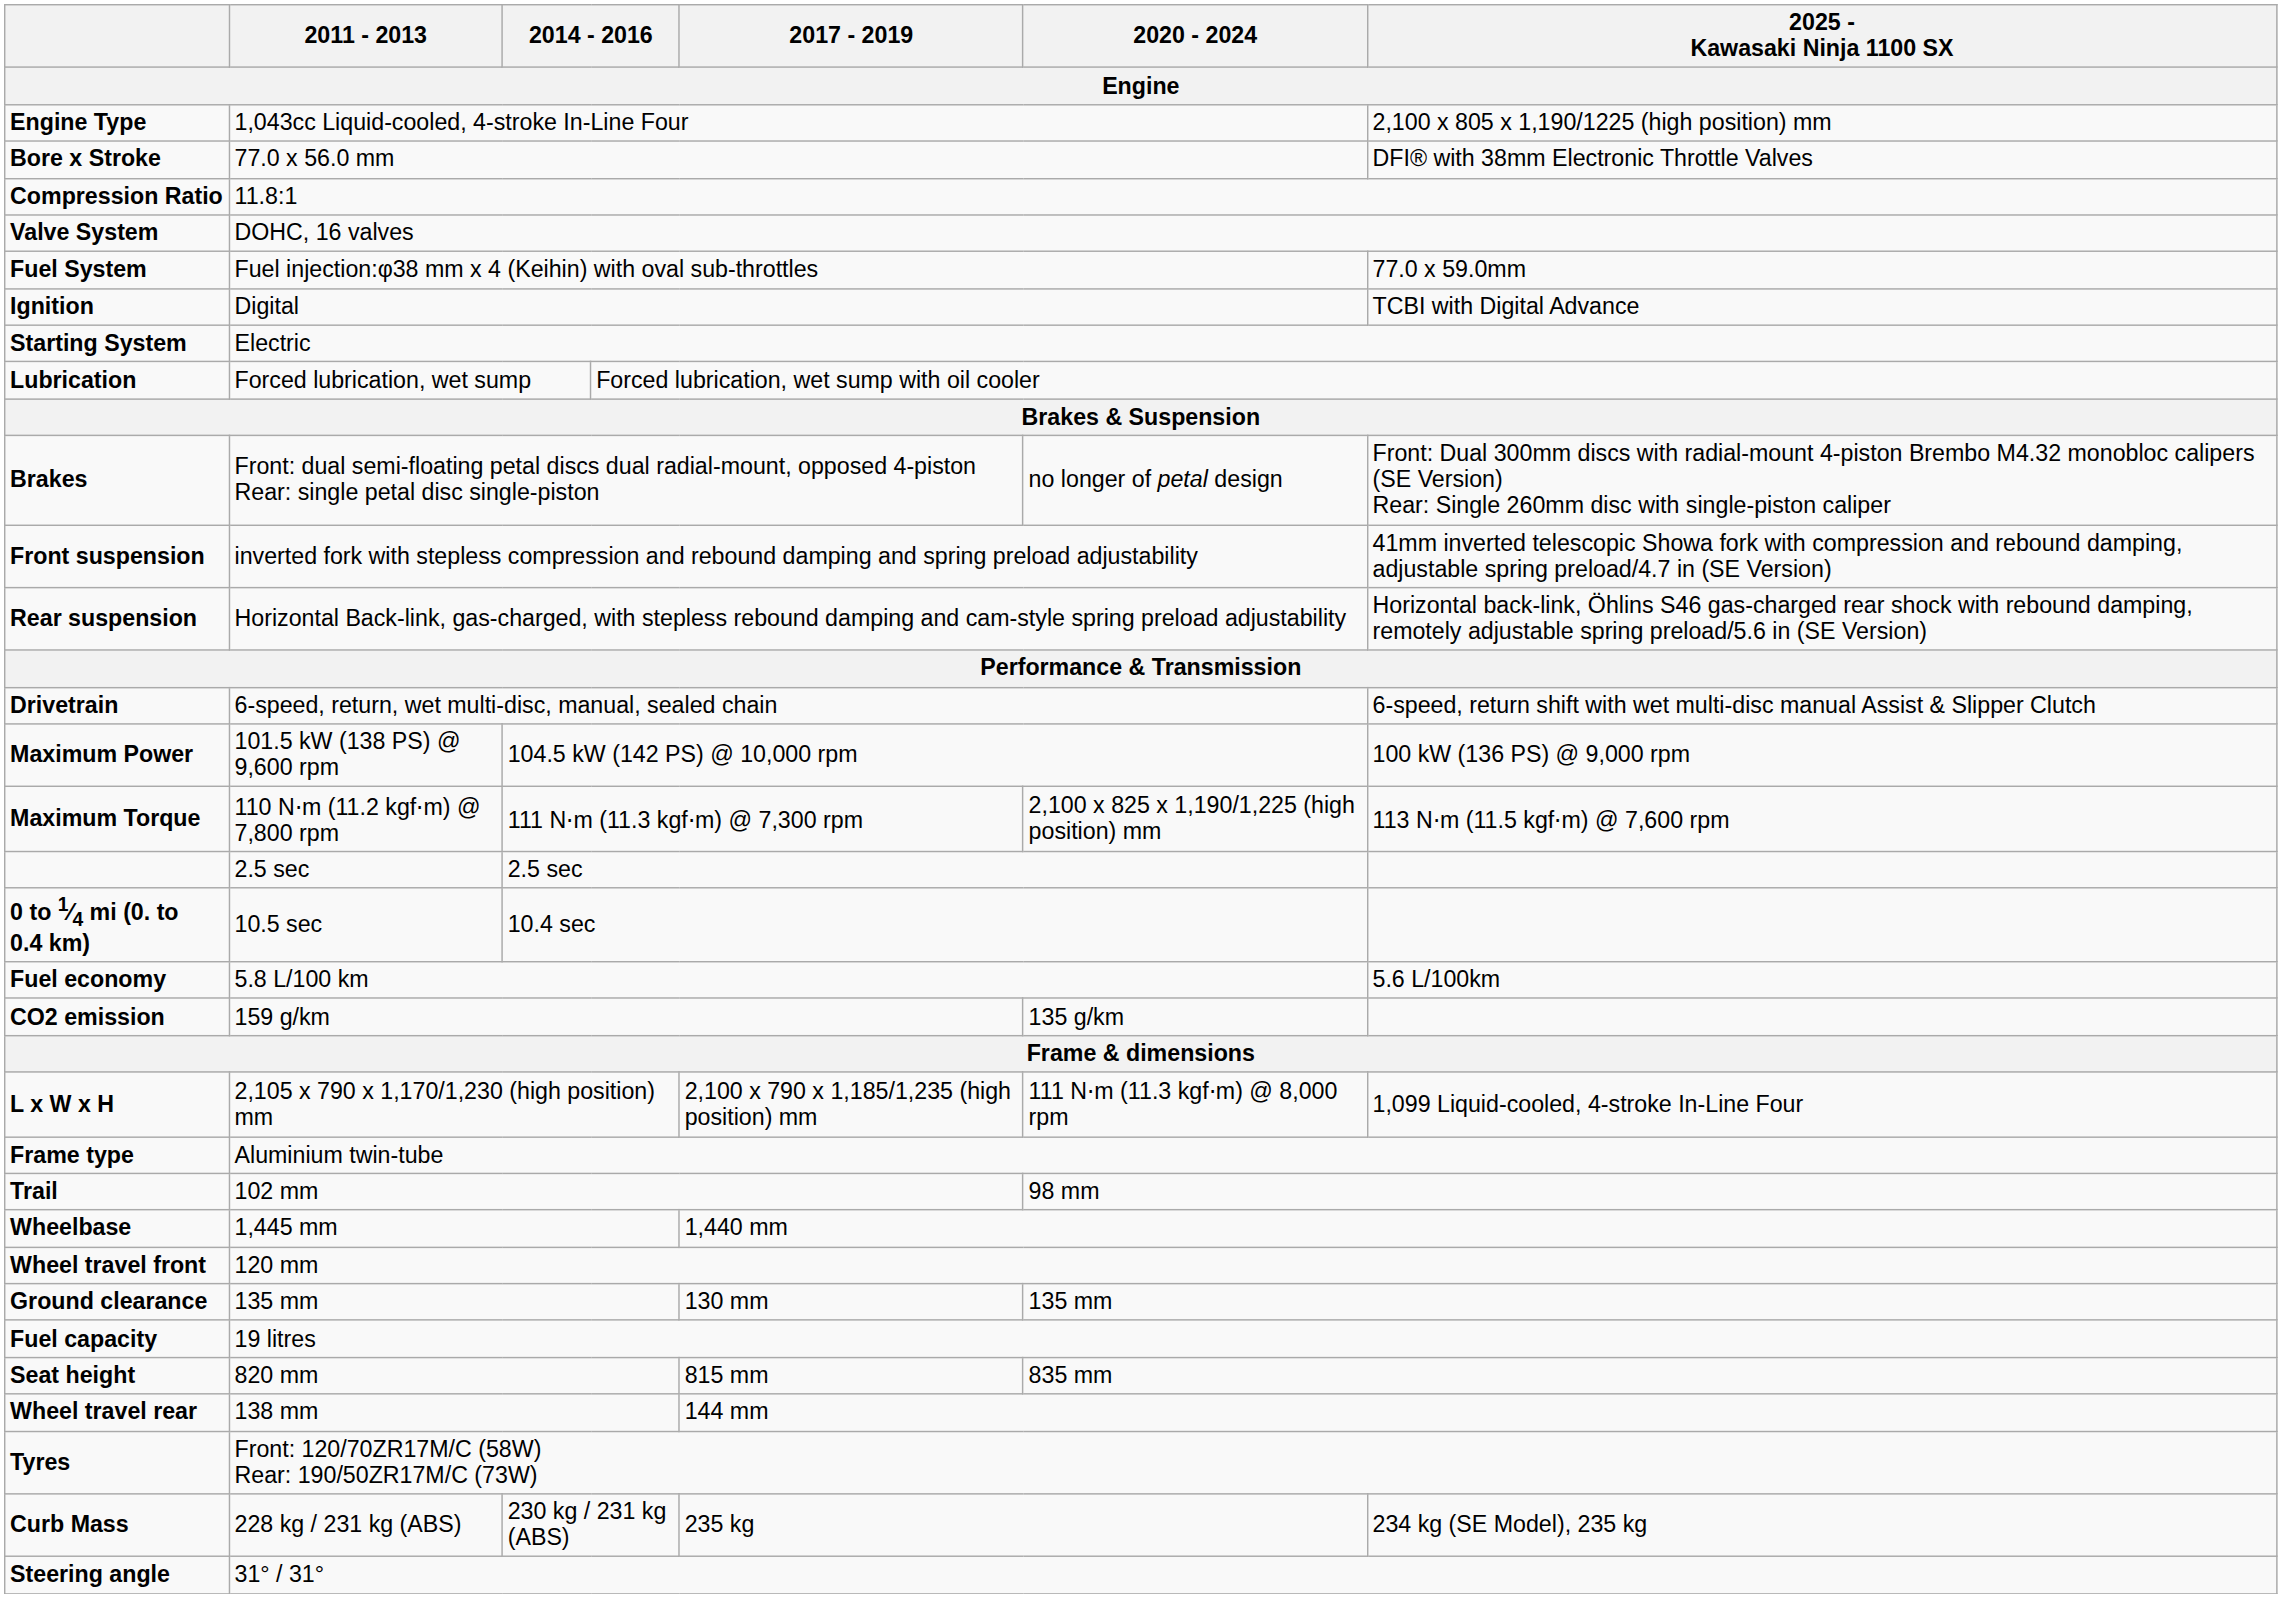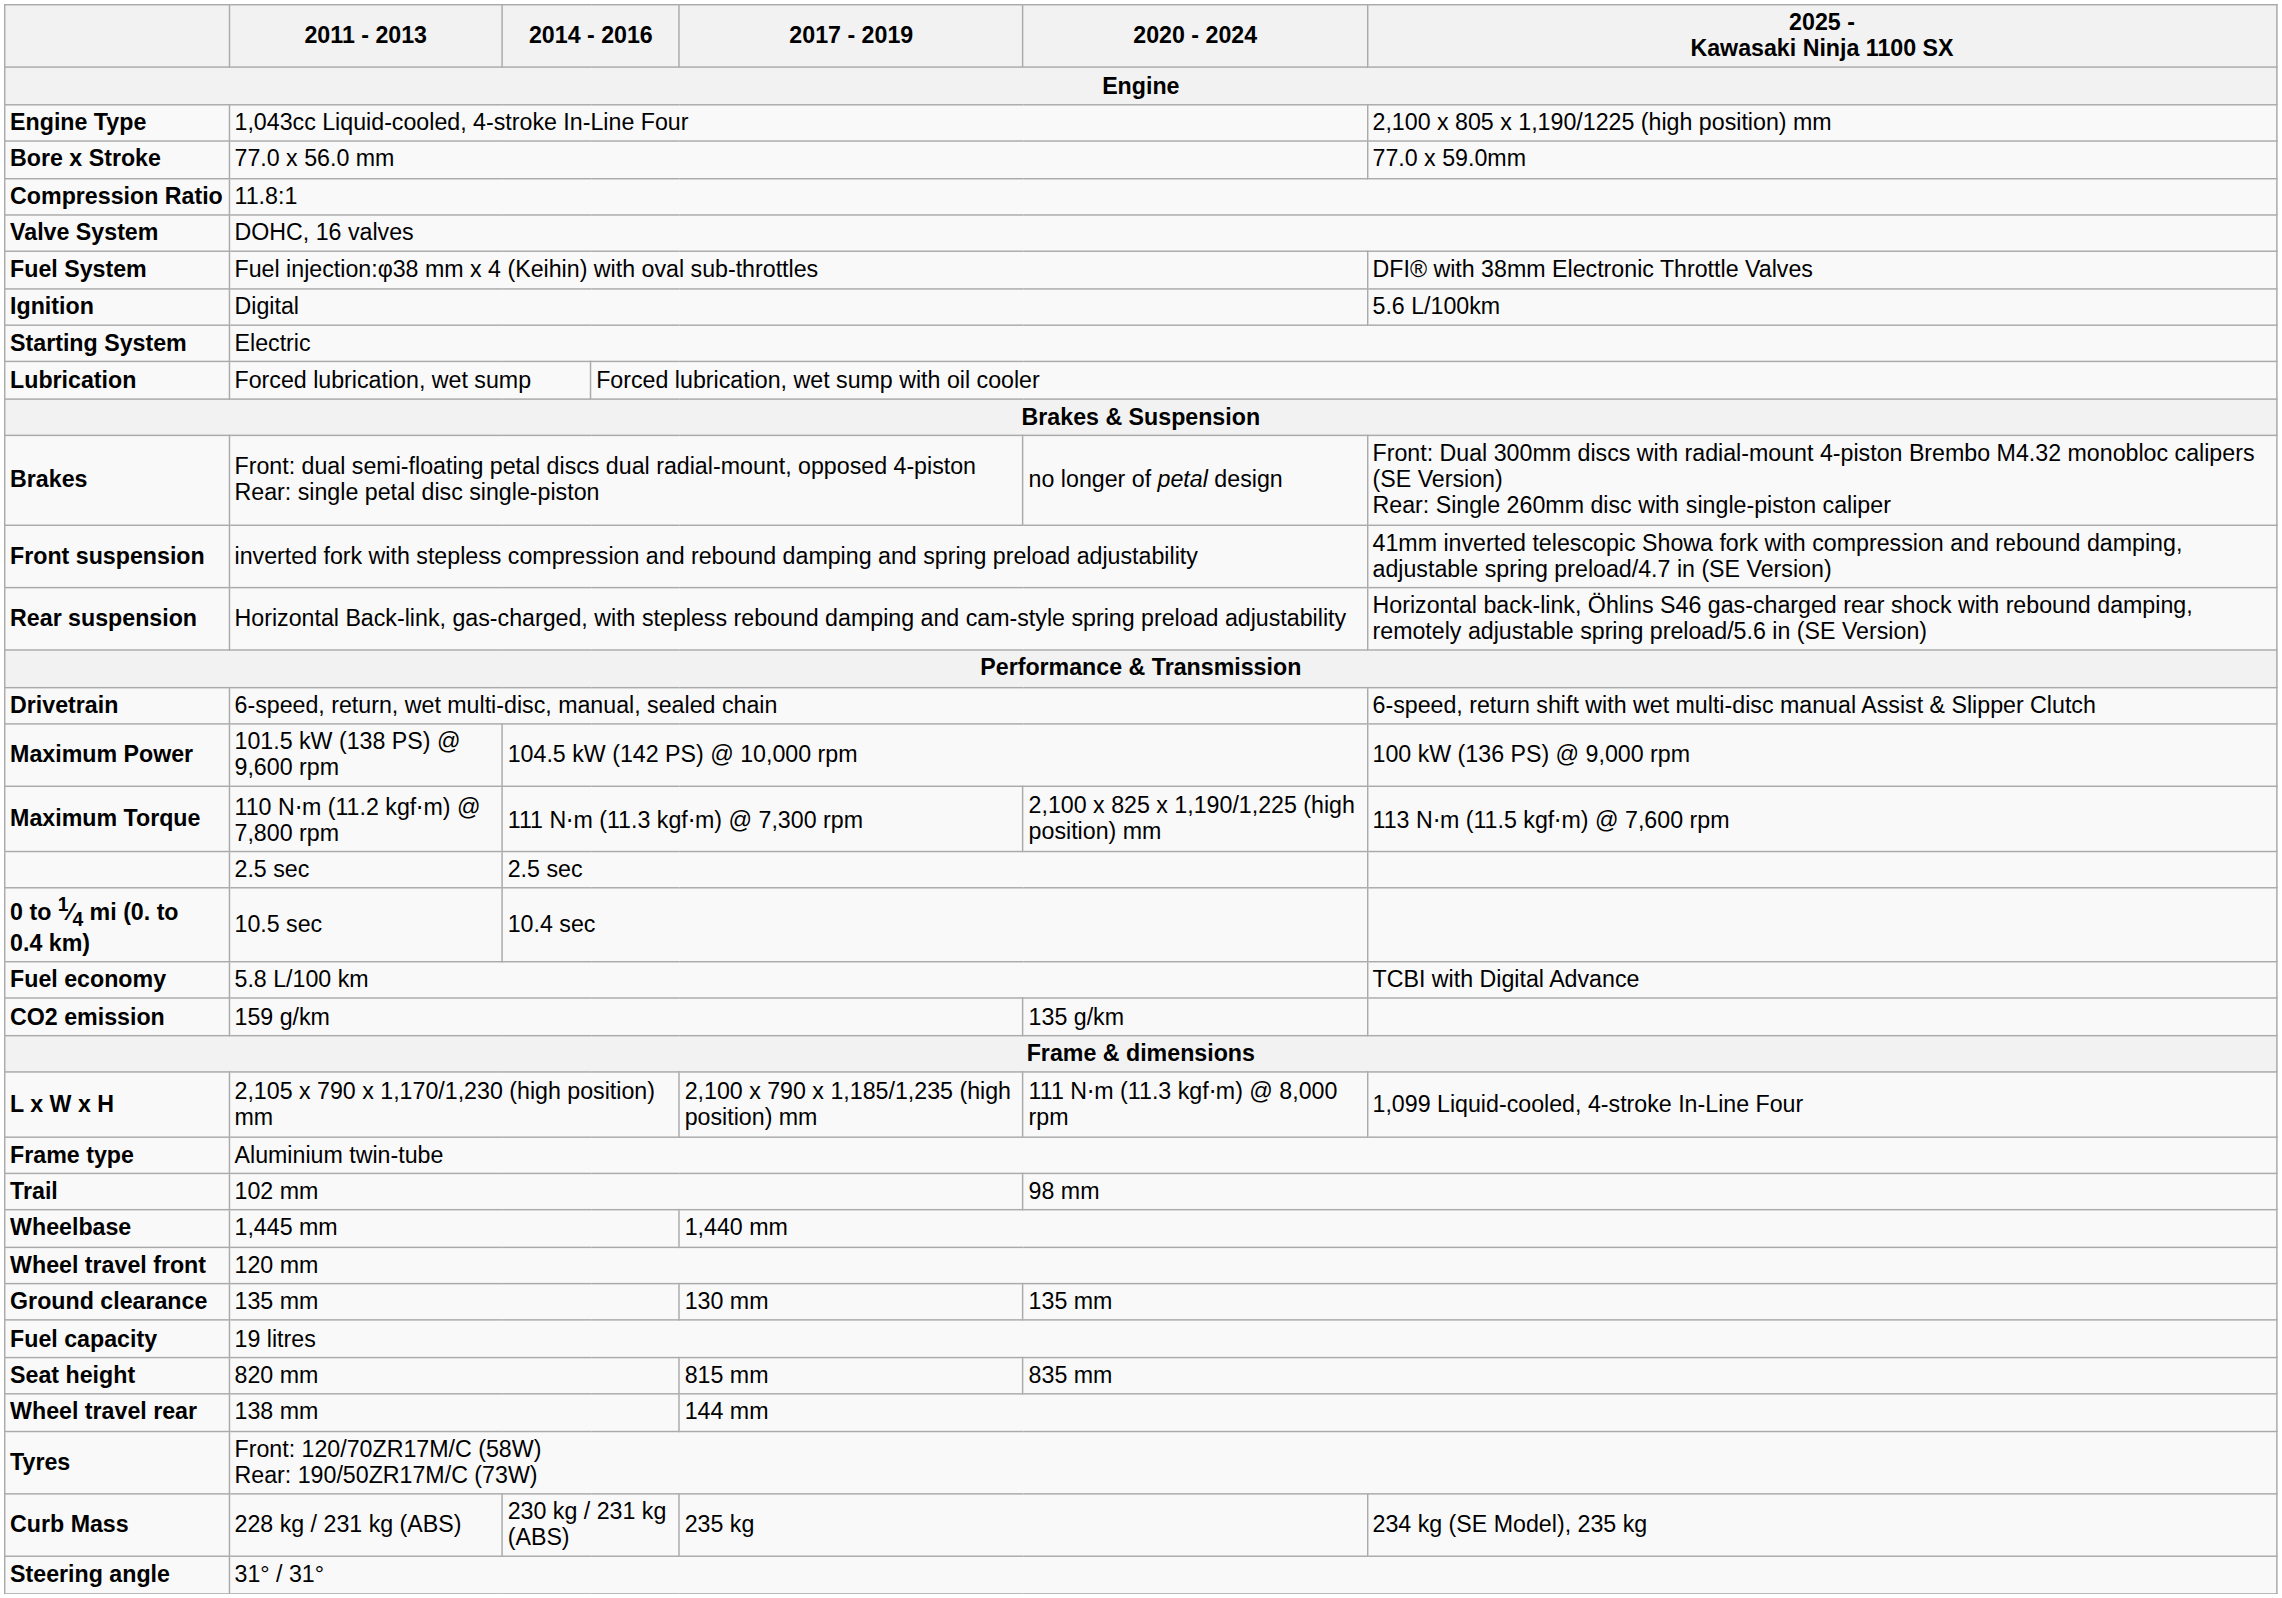(1593, 159) DFI® with 38mm Electronic Throttle Valves -> (1449, 159) 77.0 x 59.0mm
(1449, 269) 77.0 x 59.0mm -> (1593, 269) DFI® with 38mm Electronic Throttle Valves
(1506, 306) TCBI with Digital Advance -> (1436, 306) 5.6 L/100km
(1436, 979) 5.6 L/100km -> (1506, 979) TCBI with Digital Advance
